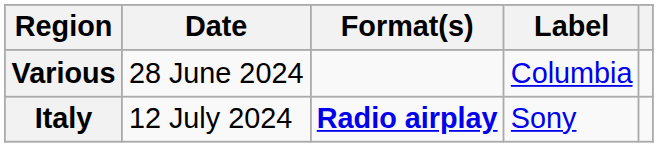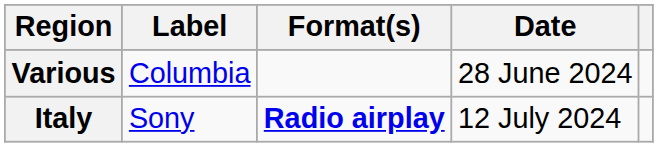columns swapped: (216, 27) <-> (572, 27)
